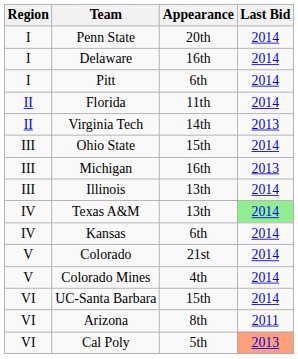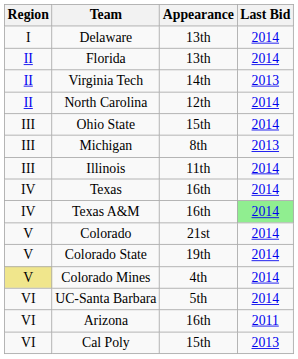- row: (106, 37)
(198, 59) 16th -> (198, 37) 13th
- row: (106, 80)
(198, 102) 11th -> (198, 59) 13th
+ row: (106, 102)
(198, 168) 16th -> (198, 146) 8th
(198, 189) 13th -> (198, 168) 11th
+ row: (106, 189)
(198, 211) 13th -> (198, 211) 16th
- row: (106, 233)
+ row: (106, 255)
(28, 277) no background -> (28, 277) khaki background
(198, 299) 15th -> (198, 299) 5th
(198, 320) 8th -> (198, 320) 16th
(198, 342) 5th -> (198, 342) 15th
(265, 342) lightsalmon background -> (265, 342) no background
